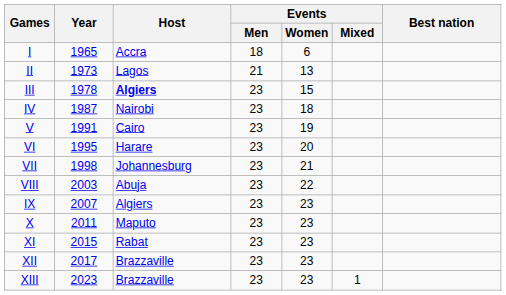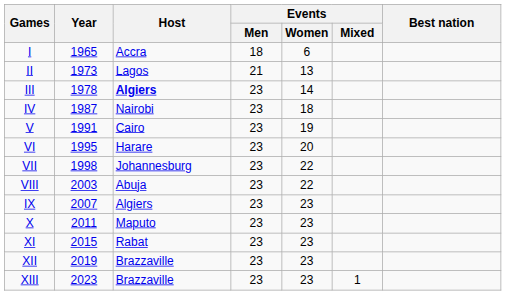(307, 90) 15 -> (307, 90) 14
(307, 166) 21 -> (307, 166) 22
(84, 261) 2017 -> (84, 261) 2019
